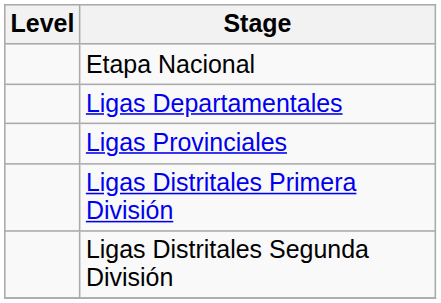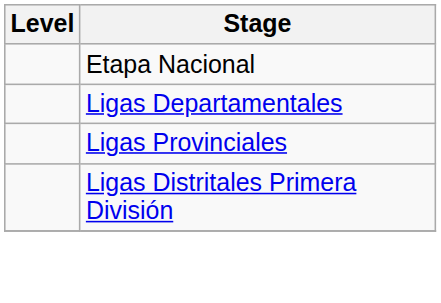- row: (227, 264)
